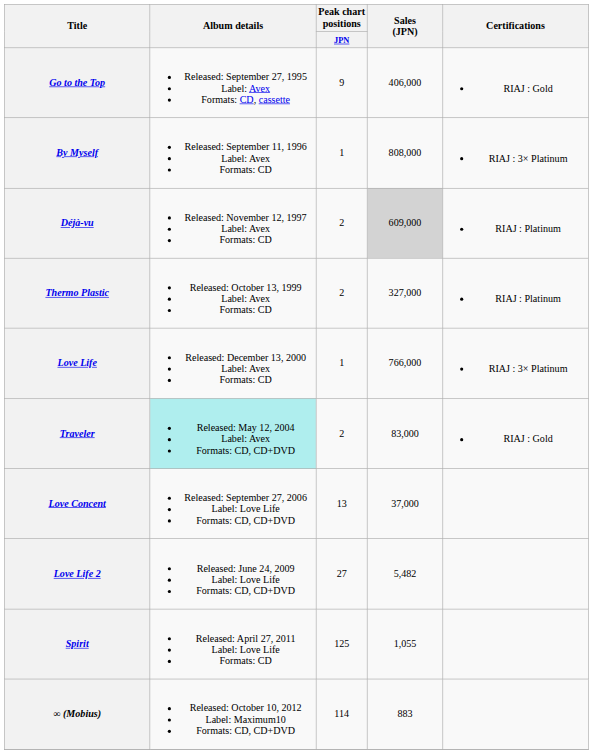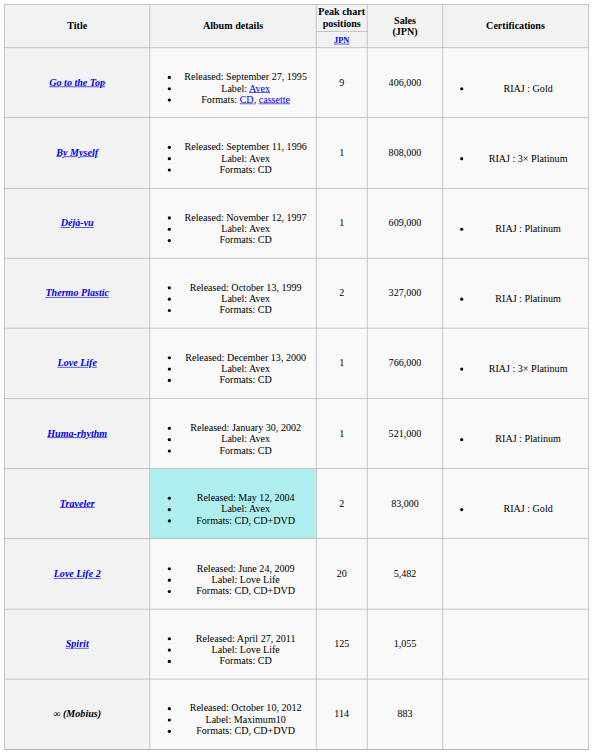(342, 223) 2 -> (342, 223) 1
(405, 223) lightgrey background -> (405, 223) no background
+ row: (77, 433)
- row: (77, 503)
(342, 574) 27 -> (342, 574) 20
